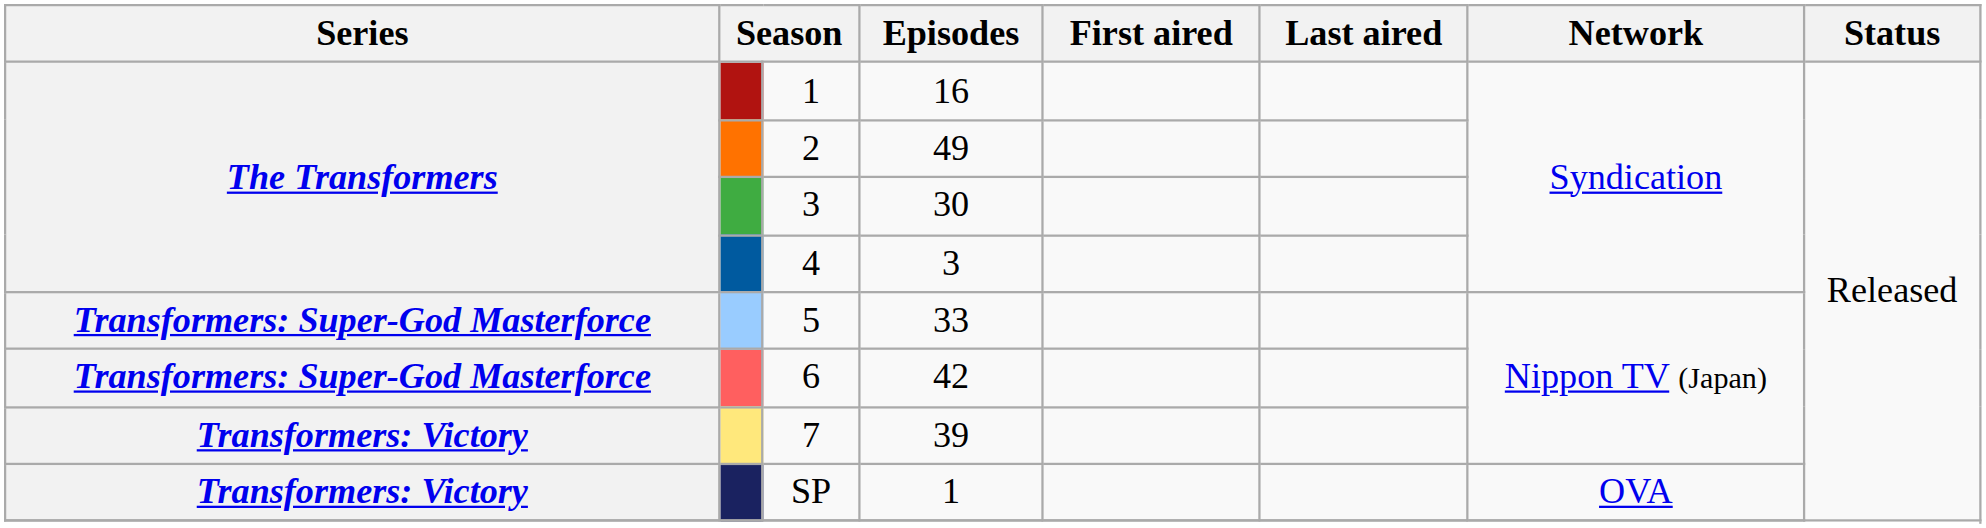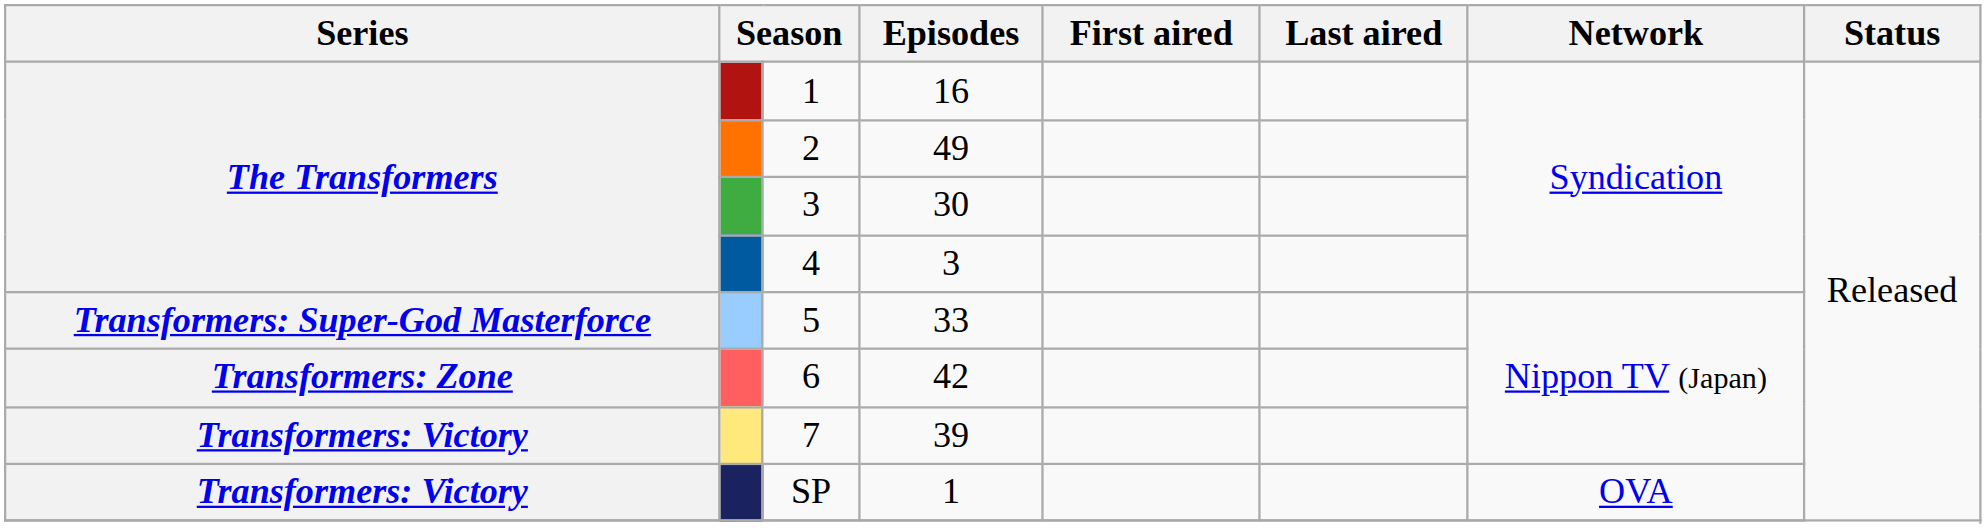(362, 377) Transformers: Super-God Masterforce -> (362, 377) Transformers: Zone
